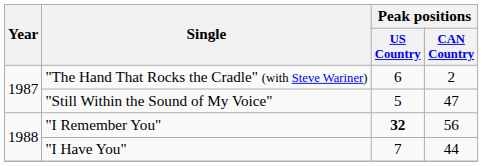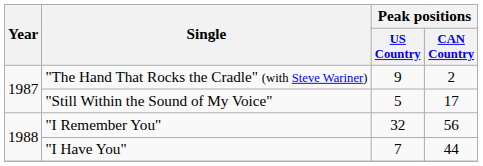(398, 77) 6 -> (398, 77) 9
(451, 101) 47 -> (451, 101) 17
(398, 125) bold -> (398, 125) normal
